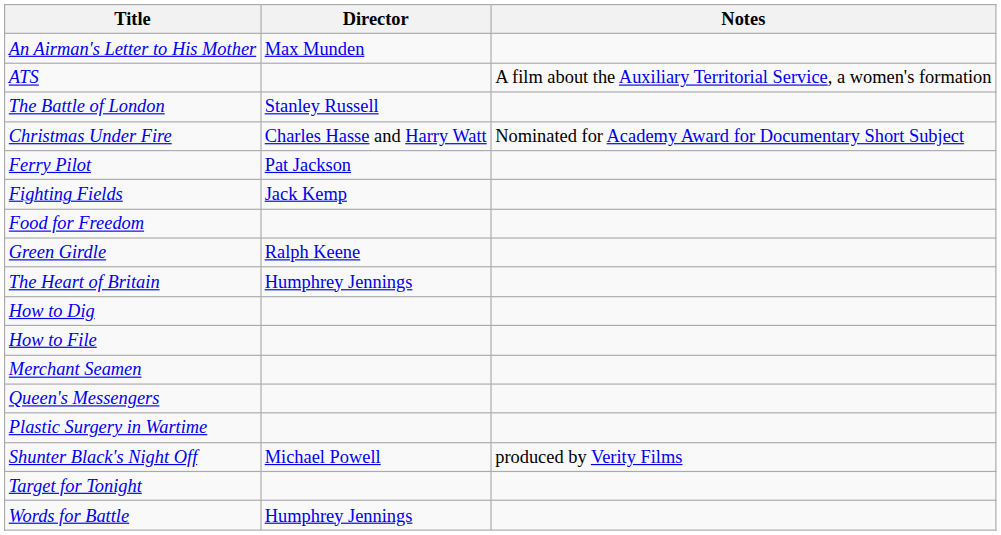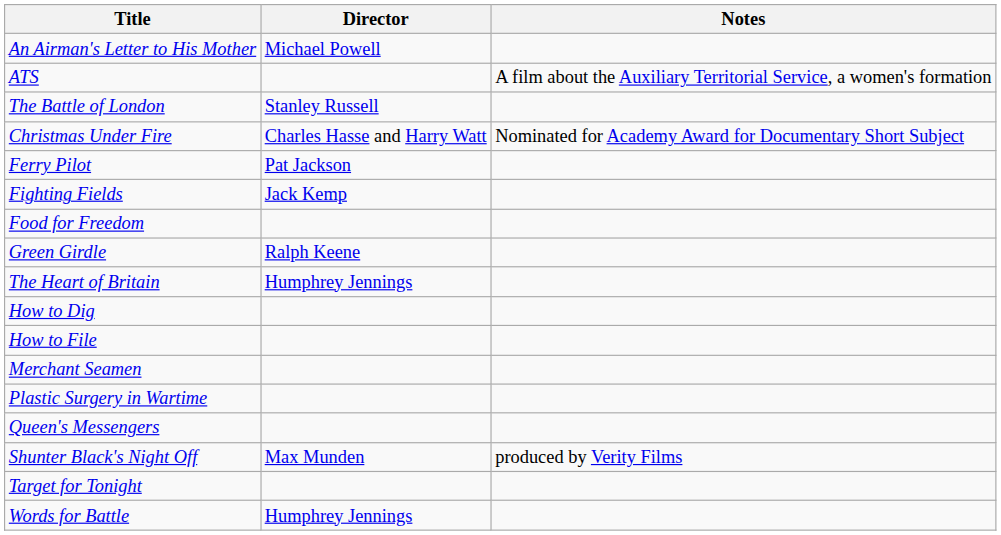(315, 48) Max Munden -> (323, 48) Michael Powell
rows swapped: (108, 427) <-> (84, 398)
(323, 456) Michael Powell -> (315, 456) Max Munden
